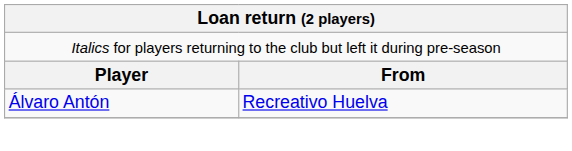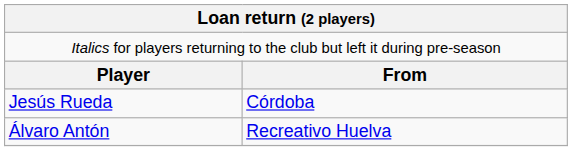+ row: (60, 103)
